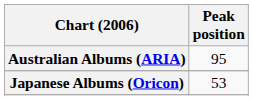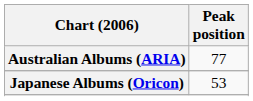(219, 58) 95 -> (219, 58) 77
